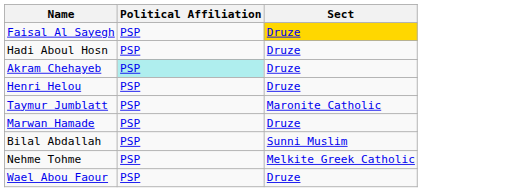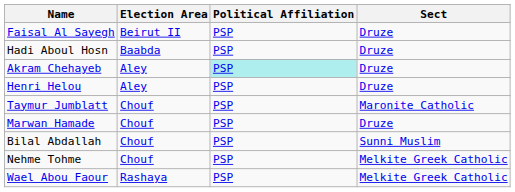+ column: (164, 14)
(284, 32) gold background -> (376, 32) no background
(284, 178) Druze -> (434, 178) Melkite Greek Catholic
